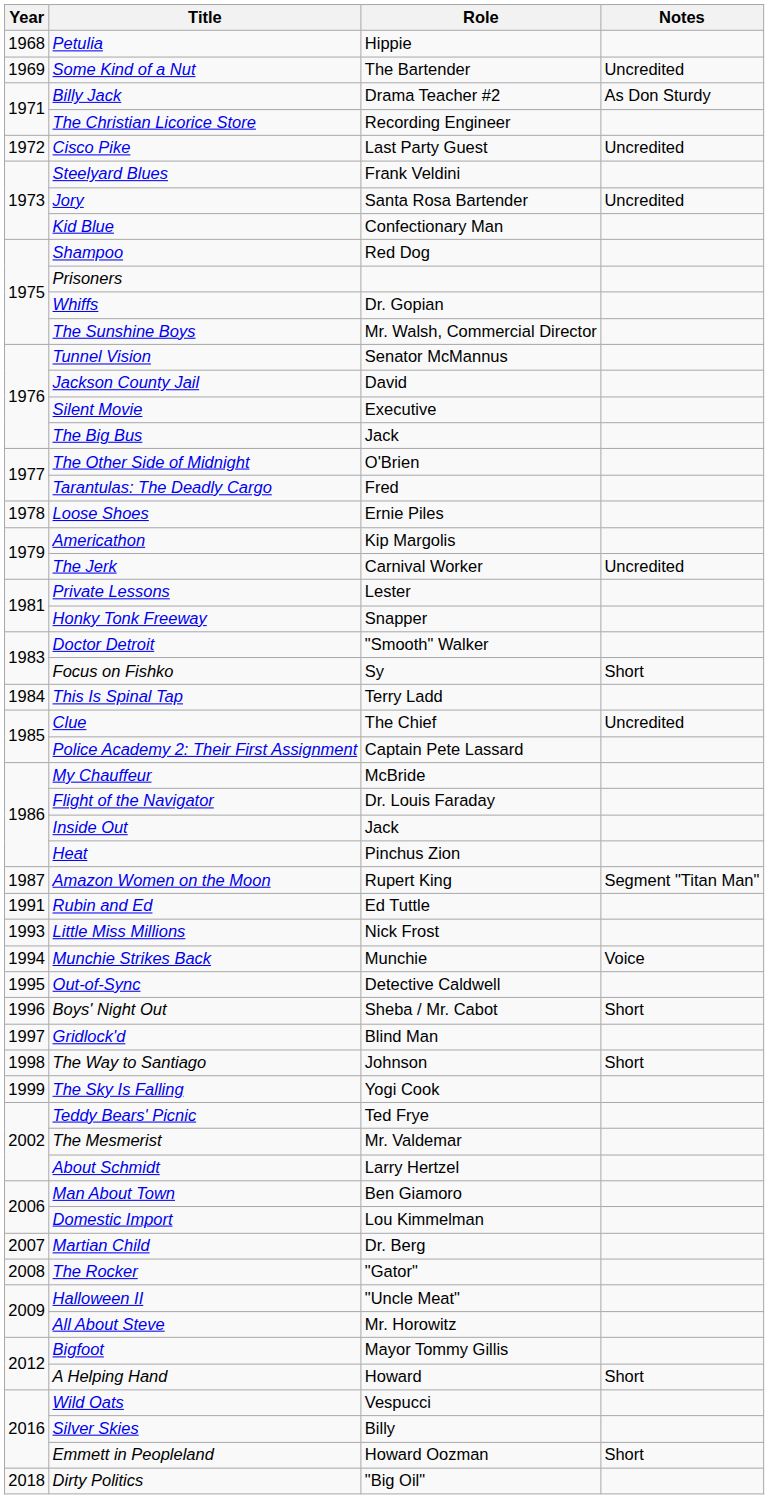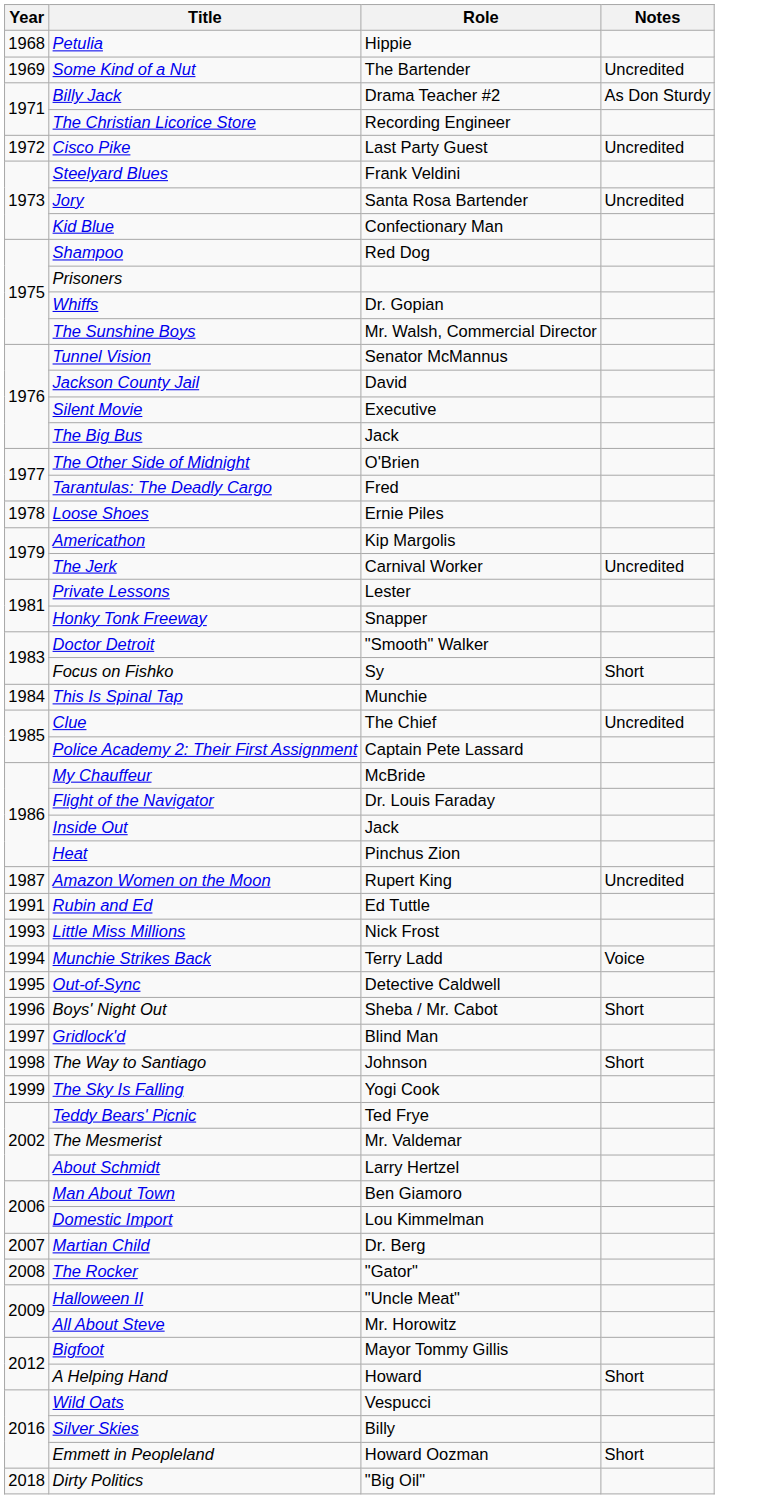(404, 697) Terry Ladd -> (396, 697) Munchie
(682, 880) Segment "Titan Man" -> (644, 880) Uncredited
(396, 958) Munchie -> (404, 958) Terry Ladd
